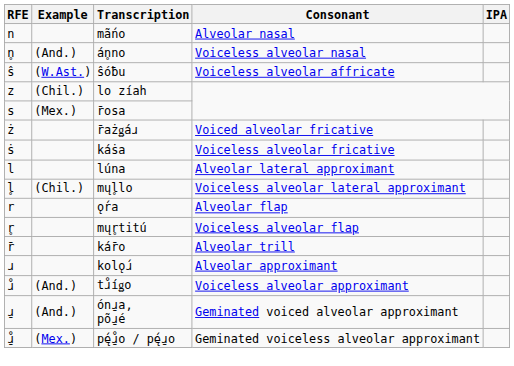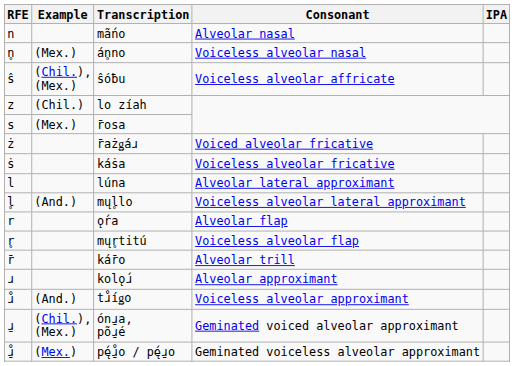(56, 53) (And.) -> (56, 53) (Mex.)
(63, 72) (W.Ast.) -> (63, 79) (Chil.), (Mex.)
(59, 189) (Chil.) -> (56, 202) (And.)
(56, 312) (And.) -> (63, 326) (Chil.), (Mex.)
